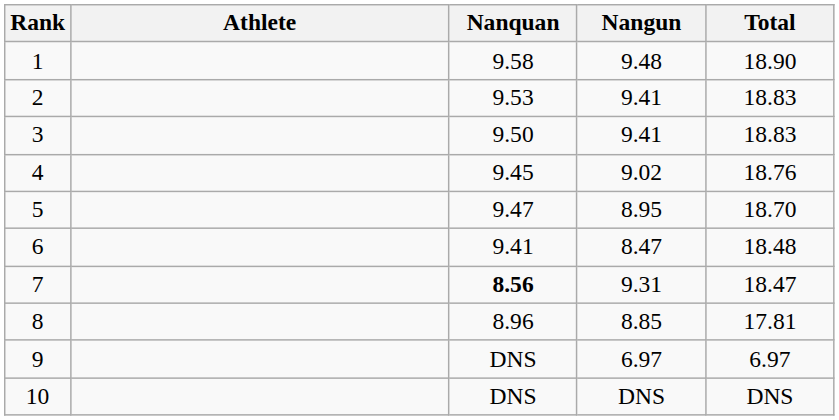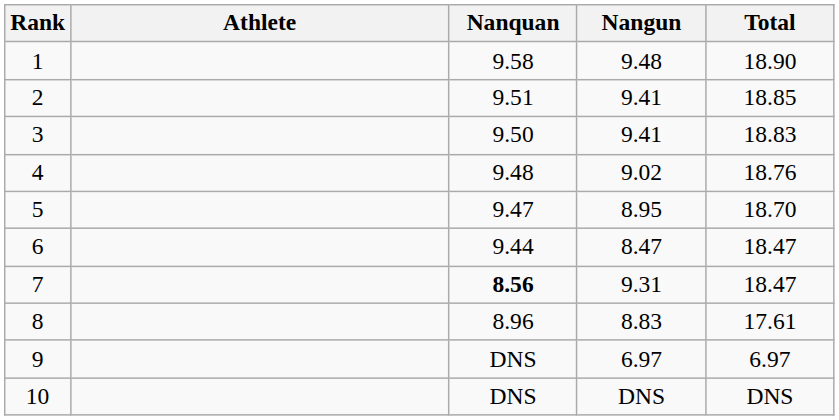(513, 97) 9.53 -> (513, 97) 9.51
(770, 97) 18.83 -> (770, 97) 18.85
(513, 172) 9.45 -> (513, 172) 9.48
(513, 246) 9.41 -> (513, 246) 9.44
(770, 246) 18.48 -> (770, 246) 18.47
(641, 321) 8.85 -> (641, 321) 8.83
(770, 321) 17.81 -> (770, 321) 17.61
